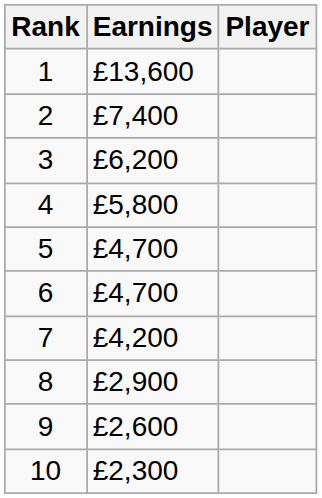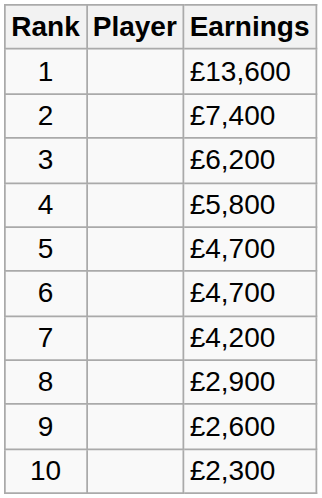columns swapped: (267, 26) <-> (153, 26)
